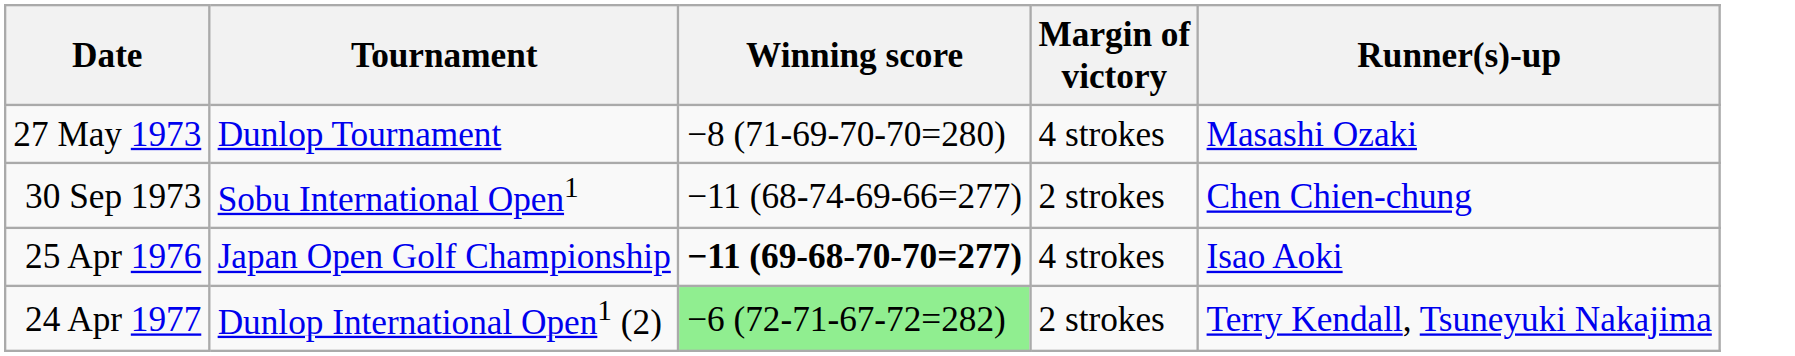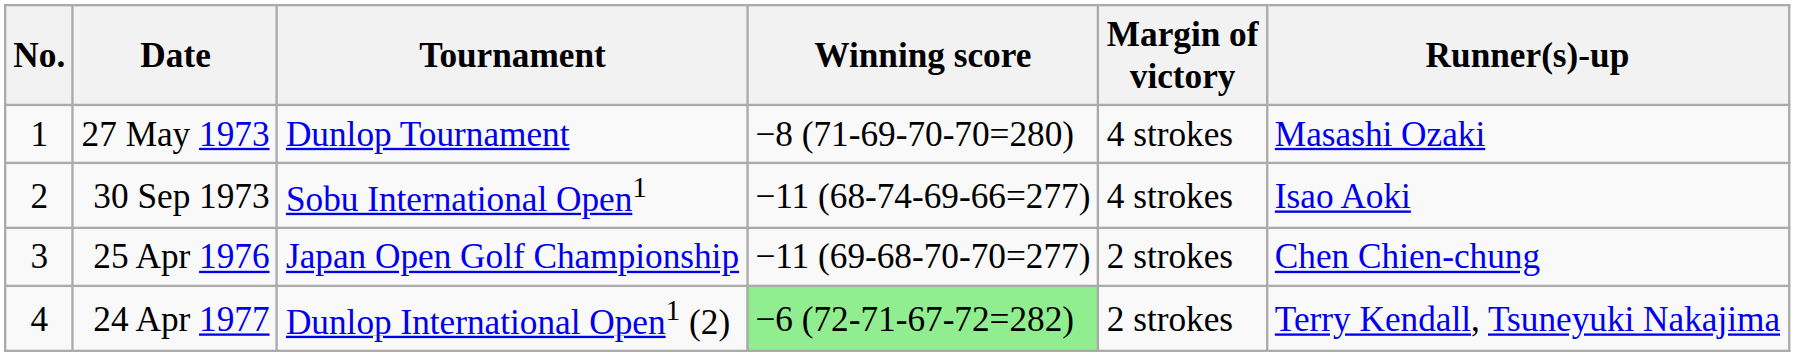+ column: (39, 54)
(1102, 195) 2 strokes -> (1170, 195) 4 strokes
(1339, 195) Chen Chien-chung -> (1343, 195) Isao Aoki
(855, 257) bold -> (923, 257) normal
(1102, 257) 4 strokes -> (1170, 257) 2 strokes
(1275, 257) Isao Aoki -> (1407, 257) Chen Chien-chung
